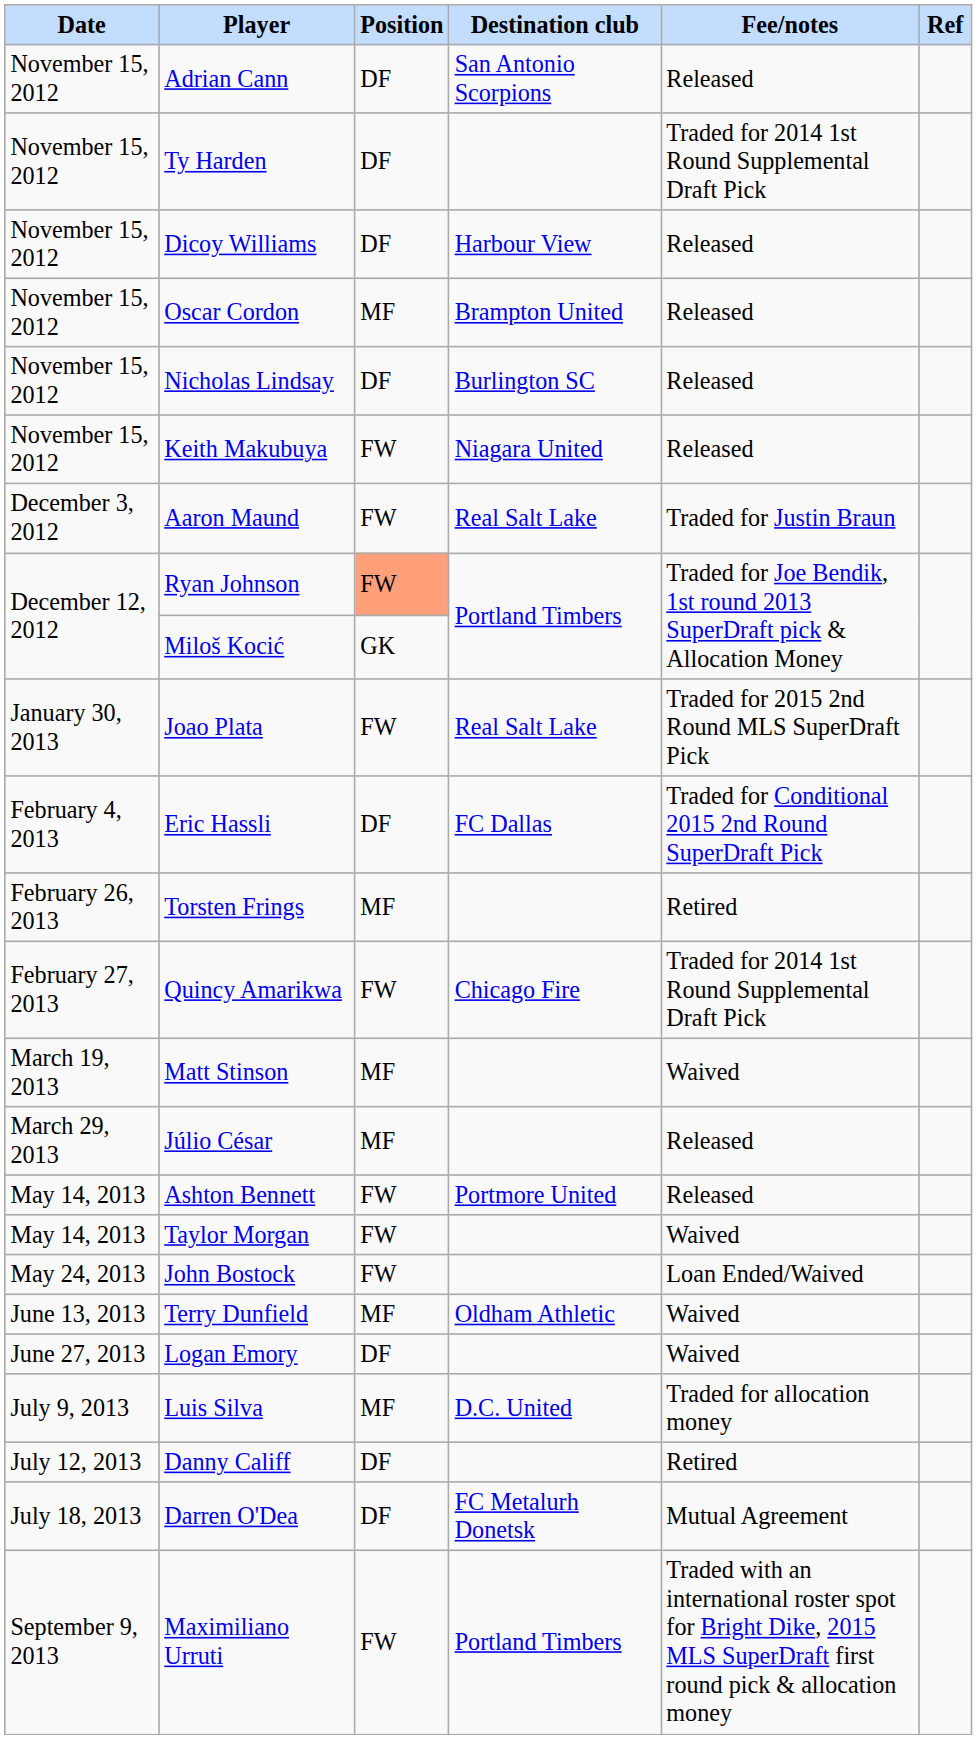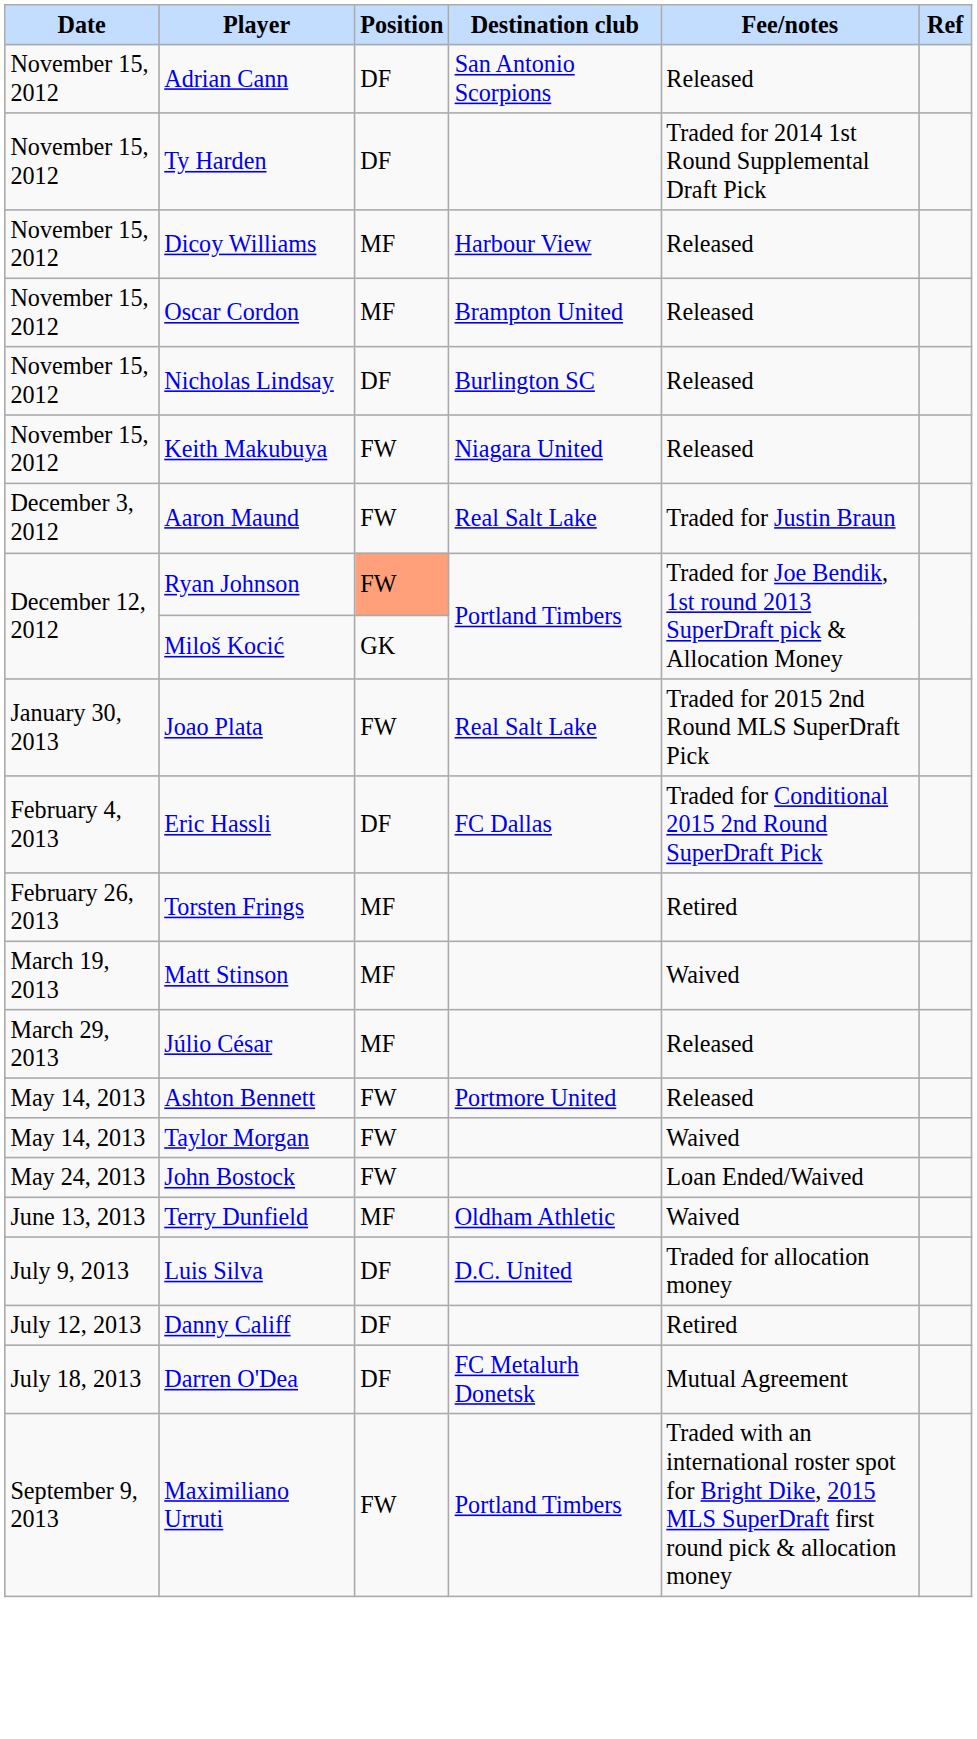(376, 244) DF -> (378, 244) MF
- row: (253, 989)
- row: (231, 1354)
(378, 1408) MF -> (376, 1271) DF
